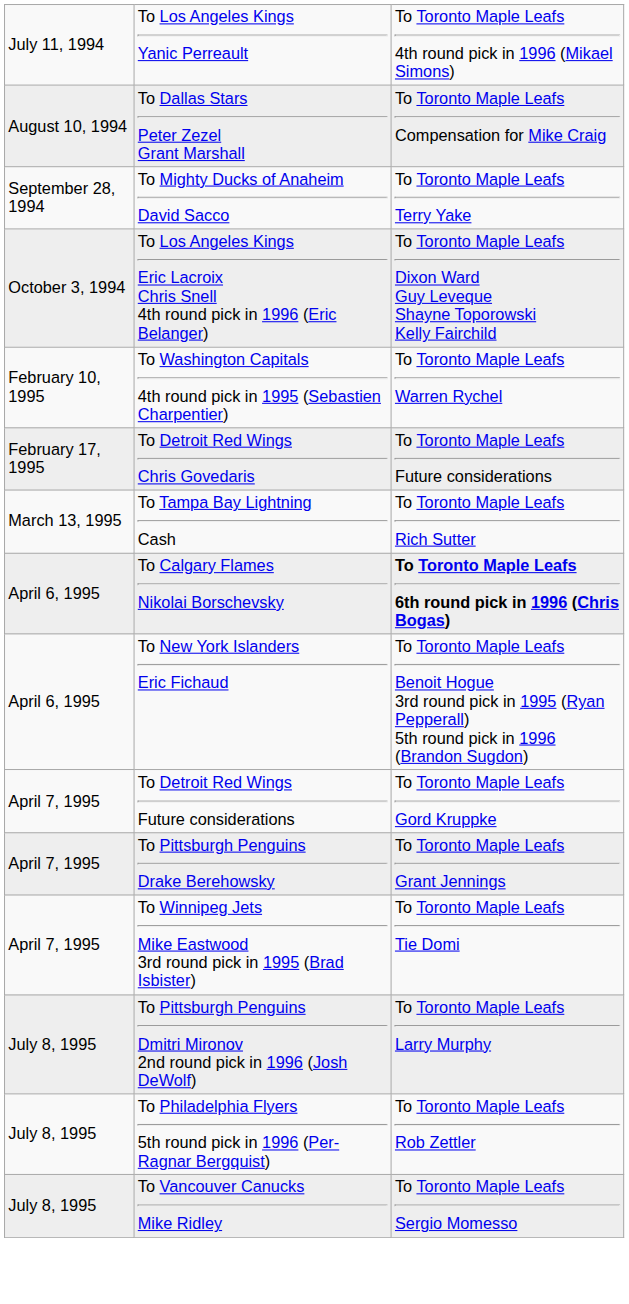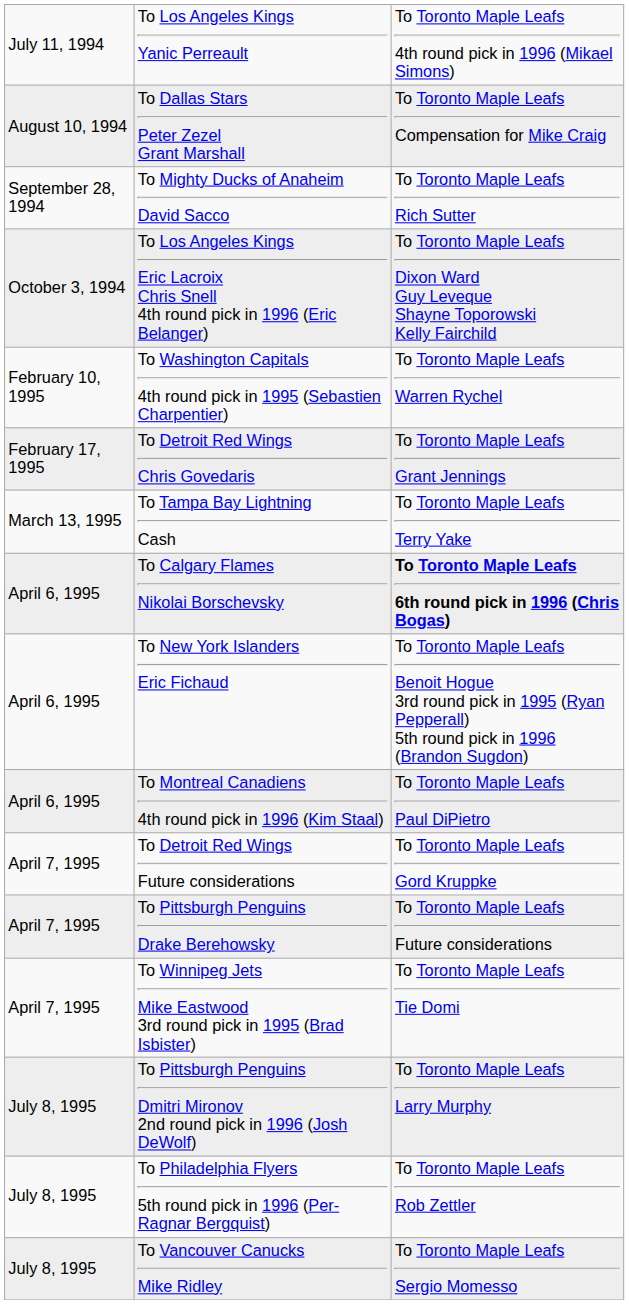(507, 197) To Toronto Maple Leafs Terry Yake -> (507, 197) To Toronto Maple Leafs Rich Sutter
(507, 458) To Toronto Maple Leafs Future considerations -> (507, 458) To Toronto Maple Leafs Grant Jennings
(507, 521) To Toronto Maple Leafs Rich Sutter -> (507, 521) To Toronto Maple Leafs Terry Yake
+ row: (263, 801)
(507, 863) To Toronto Maple Leafs Grant Jennings -> (507, 926) To Toronto Maple Leafs Future considerations
